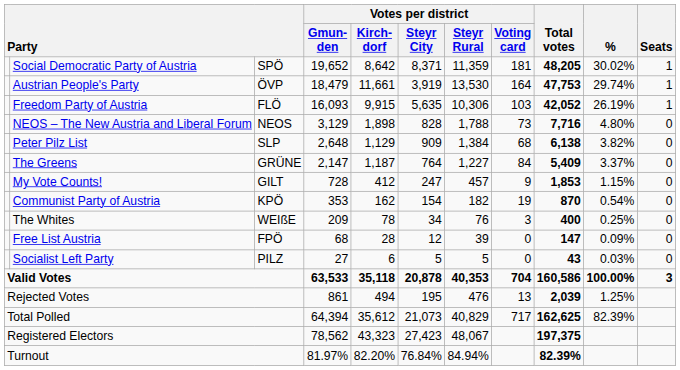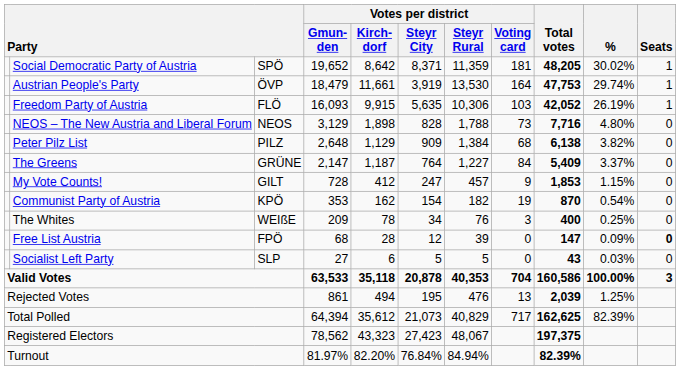(269, 143) SLP -> (270, 143) PILZ
(669, 239) normal -> (669, 239) bold
(270, 259) PILZ -> (269, 259) SLP
